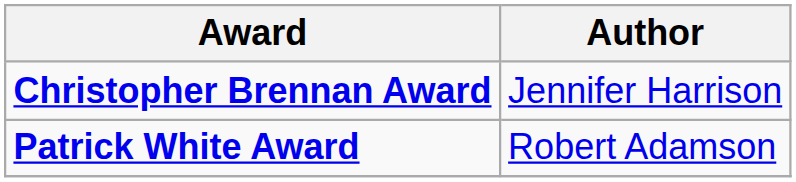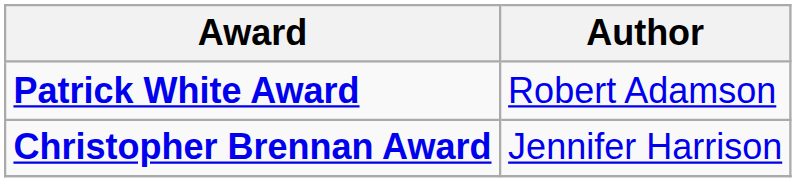rows swapped: (252, 90) <-> (186, 147)
